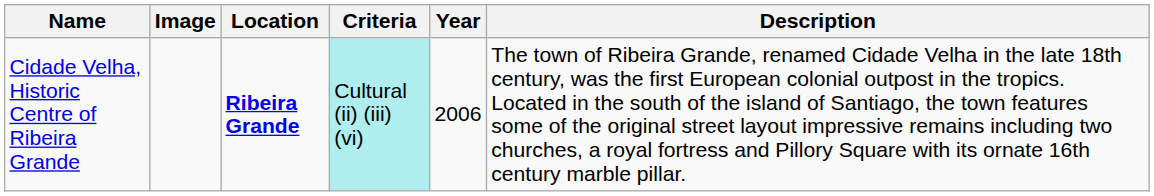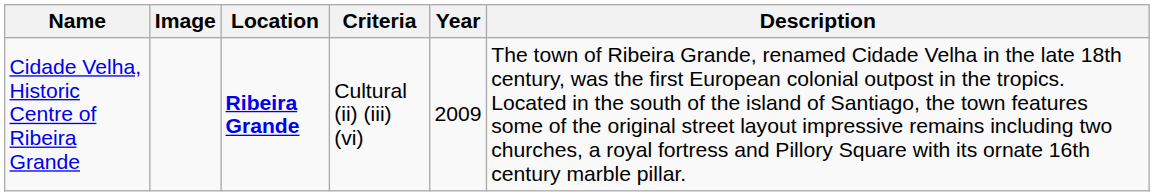(371, 114) paleturquoise background -> (371, 114) no background
(458, 114) 2006 -> (458, 114) 2009
